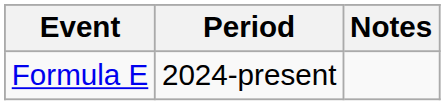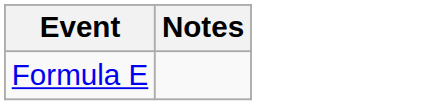- column: (249, 27)
